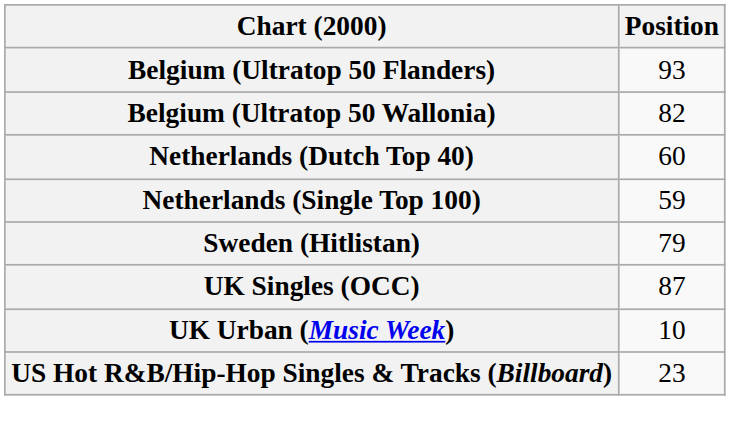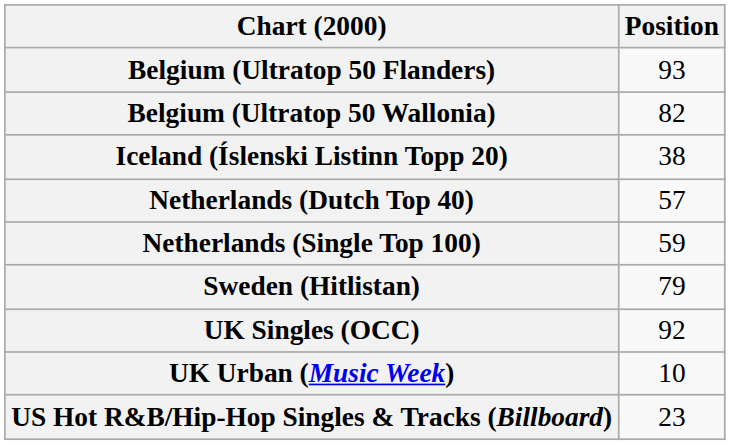+ row: (312, 156)
(672, 156) 60 -> (672, 199) 57
(672, 286) 87 -> (672, 329) 92
